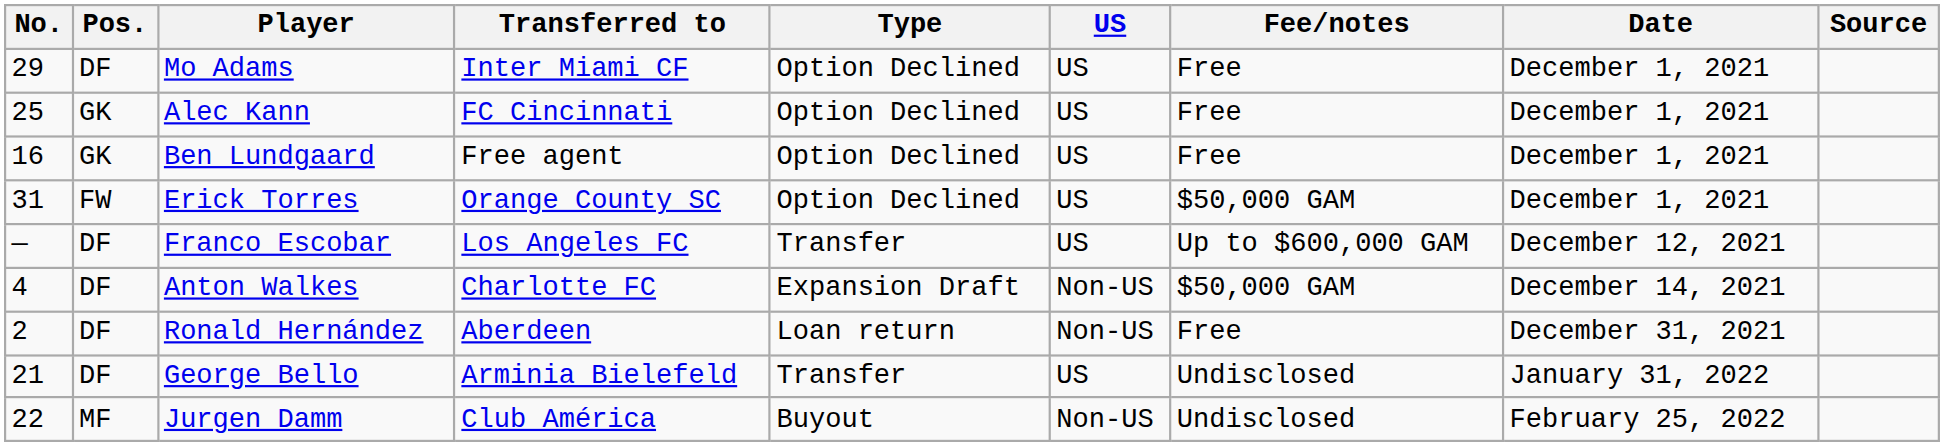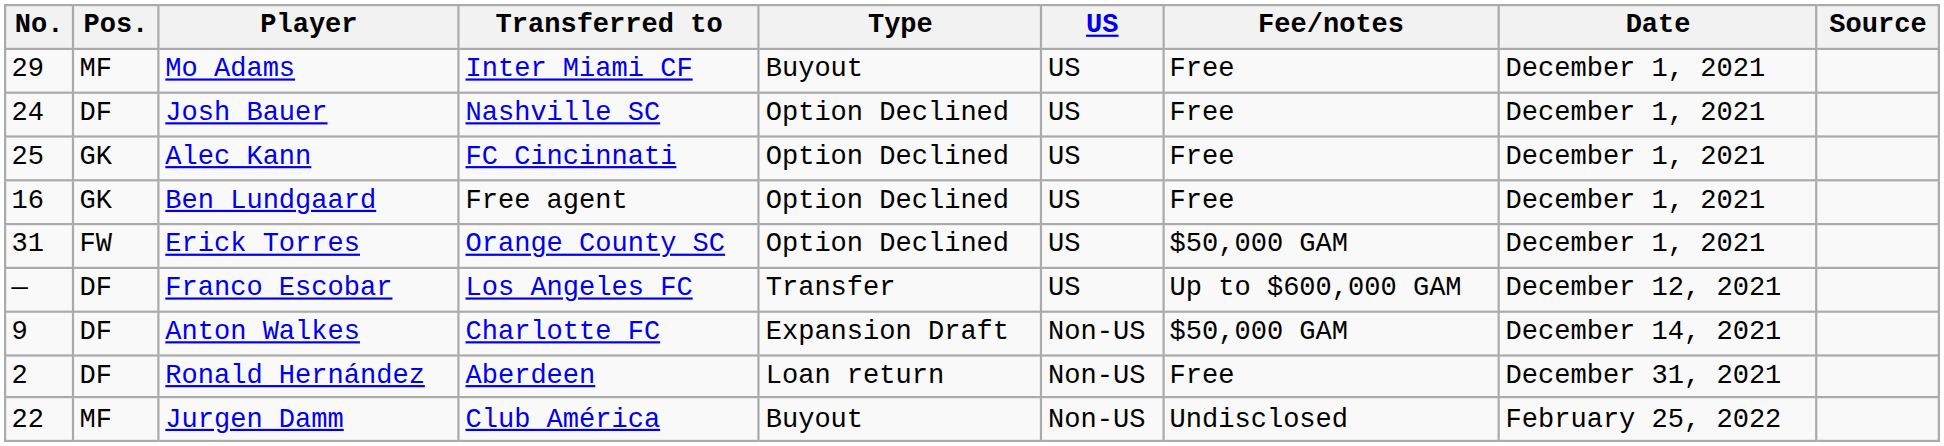(95, 71) DF -> (96, 71) MF
(898, 71) Option Declined -> (814, 71) Buyout
+ row: (246, 115)
(20, 289) 4 -> (20, 333) 9
- row: (261, 377)
